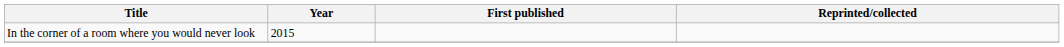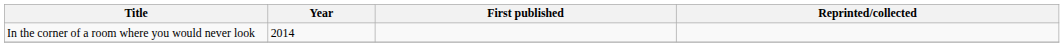(282, 32) 2015 -> (282, 32) 2014
